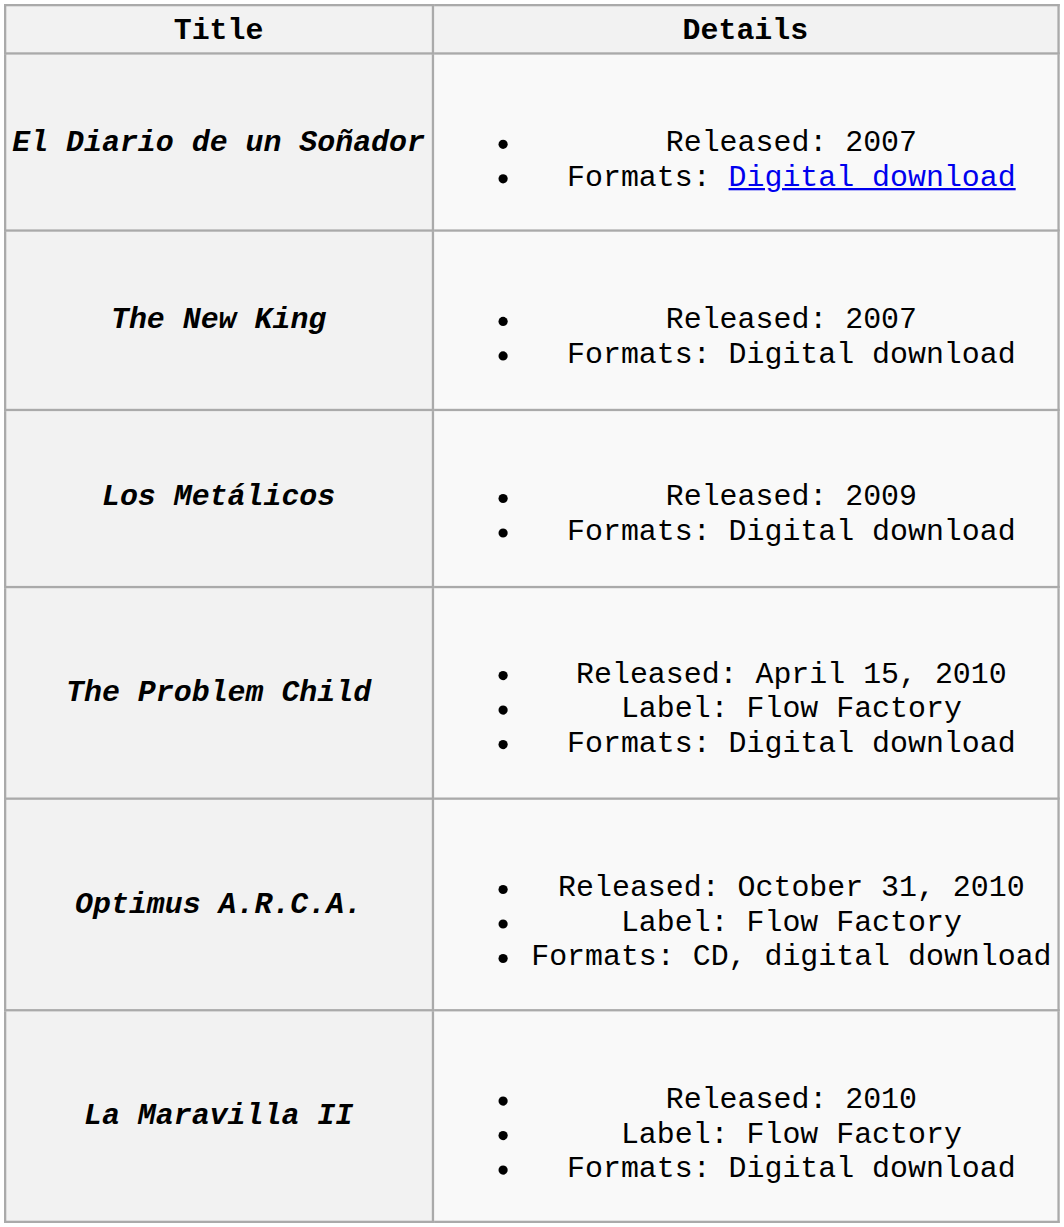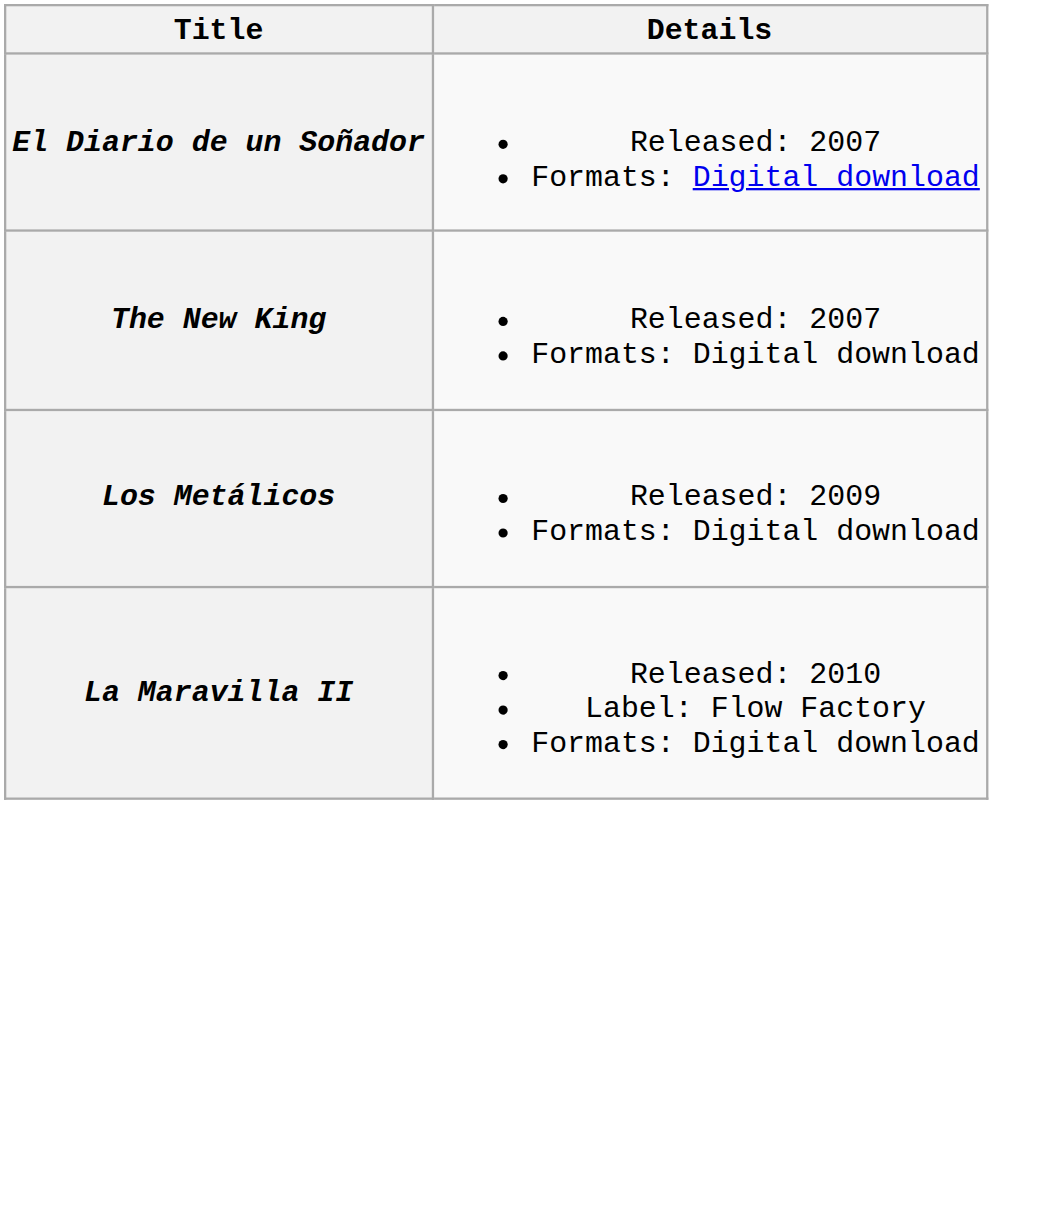- row: (219, 692)
- row: (219, 905)
